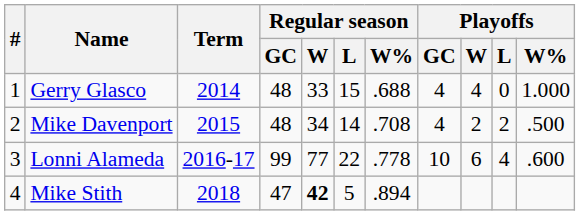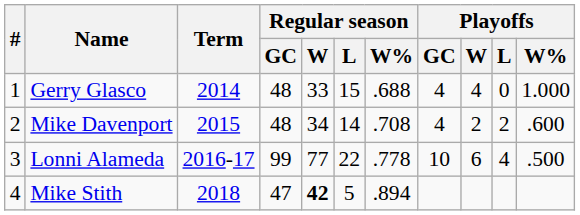(546, 124) .500 -> (546, 124) .600
(546, 158) .600 -> (546, 158) .500
